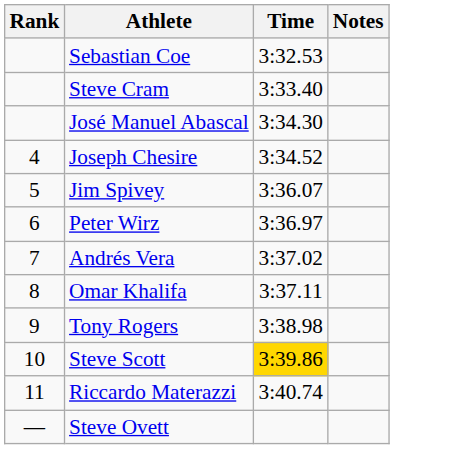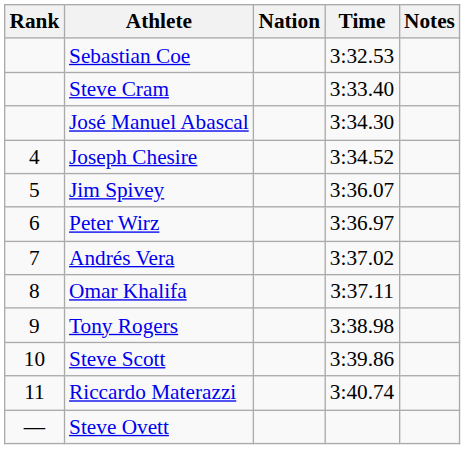+ column: (289, 21)
(291, 358) gold background -> (362, 358) no background
